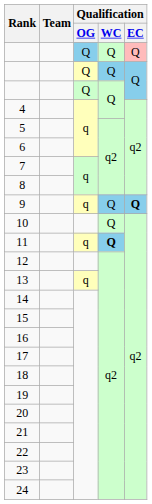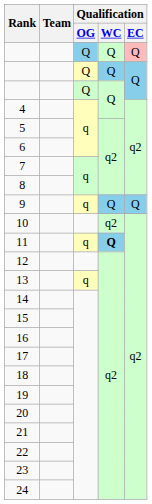(135, 204) bold -> (135, 204) normal
(111, 223) Q -> (111, 223) q2
